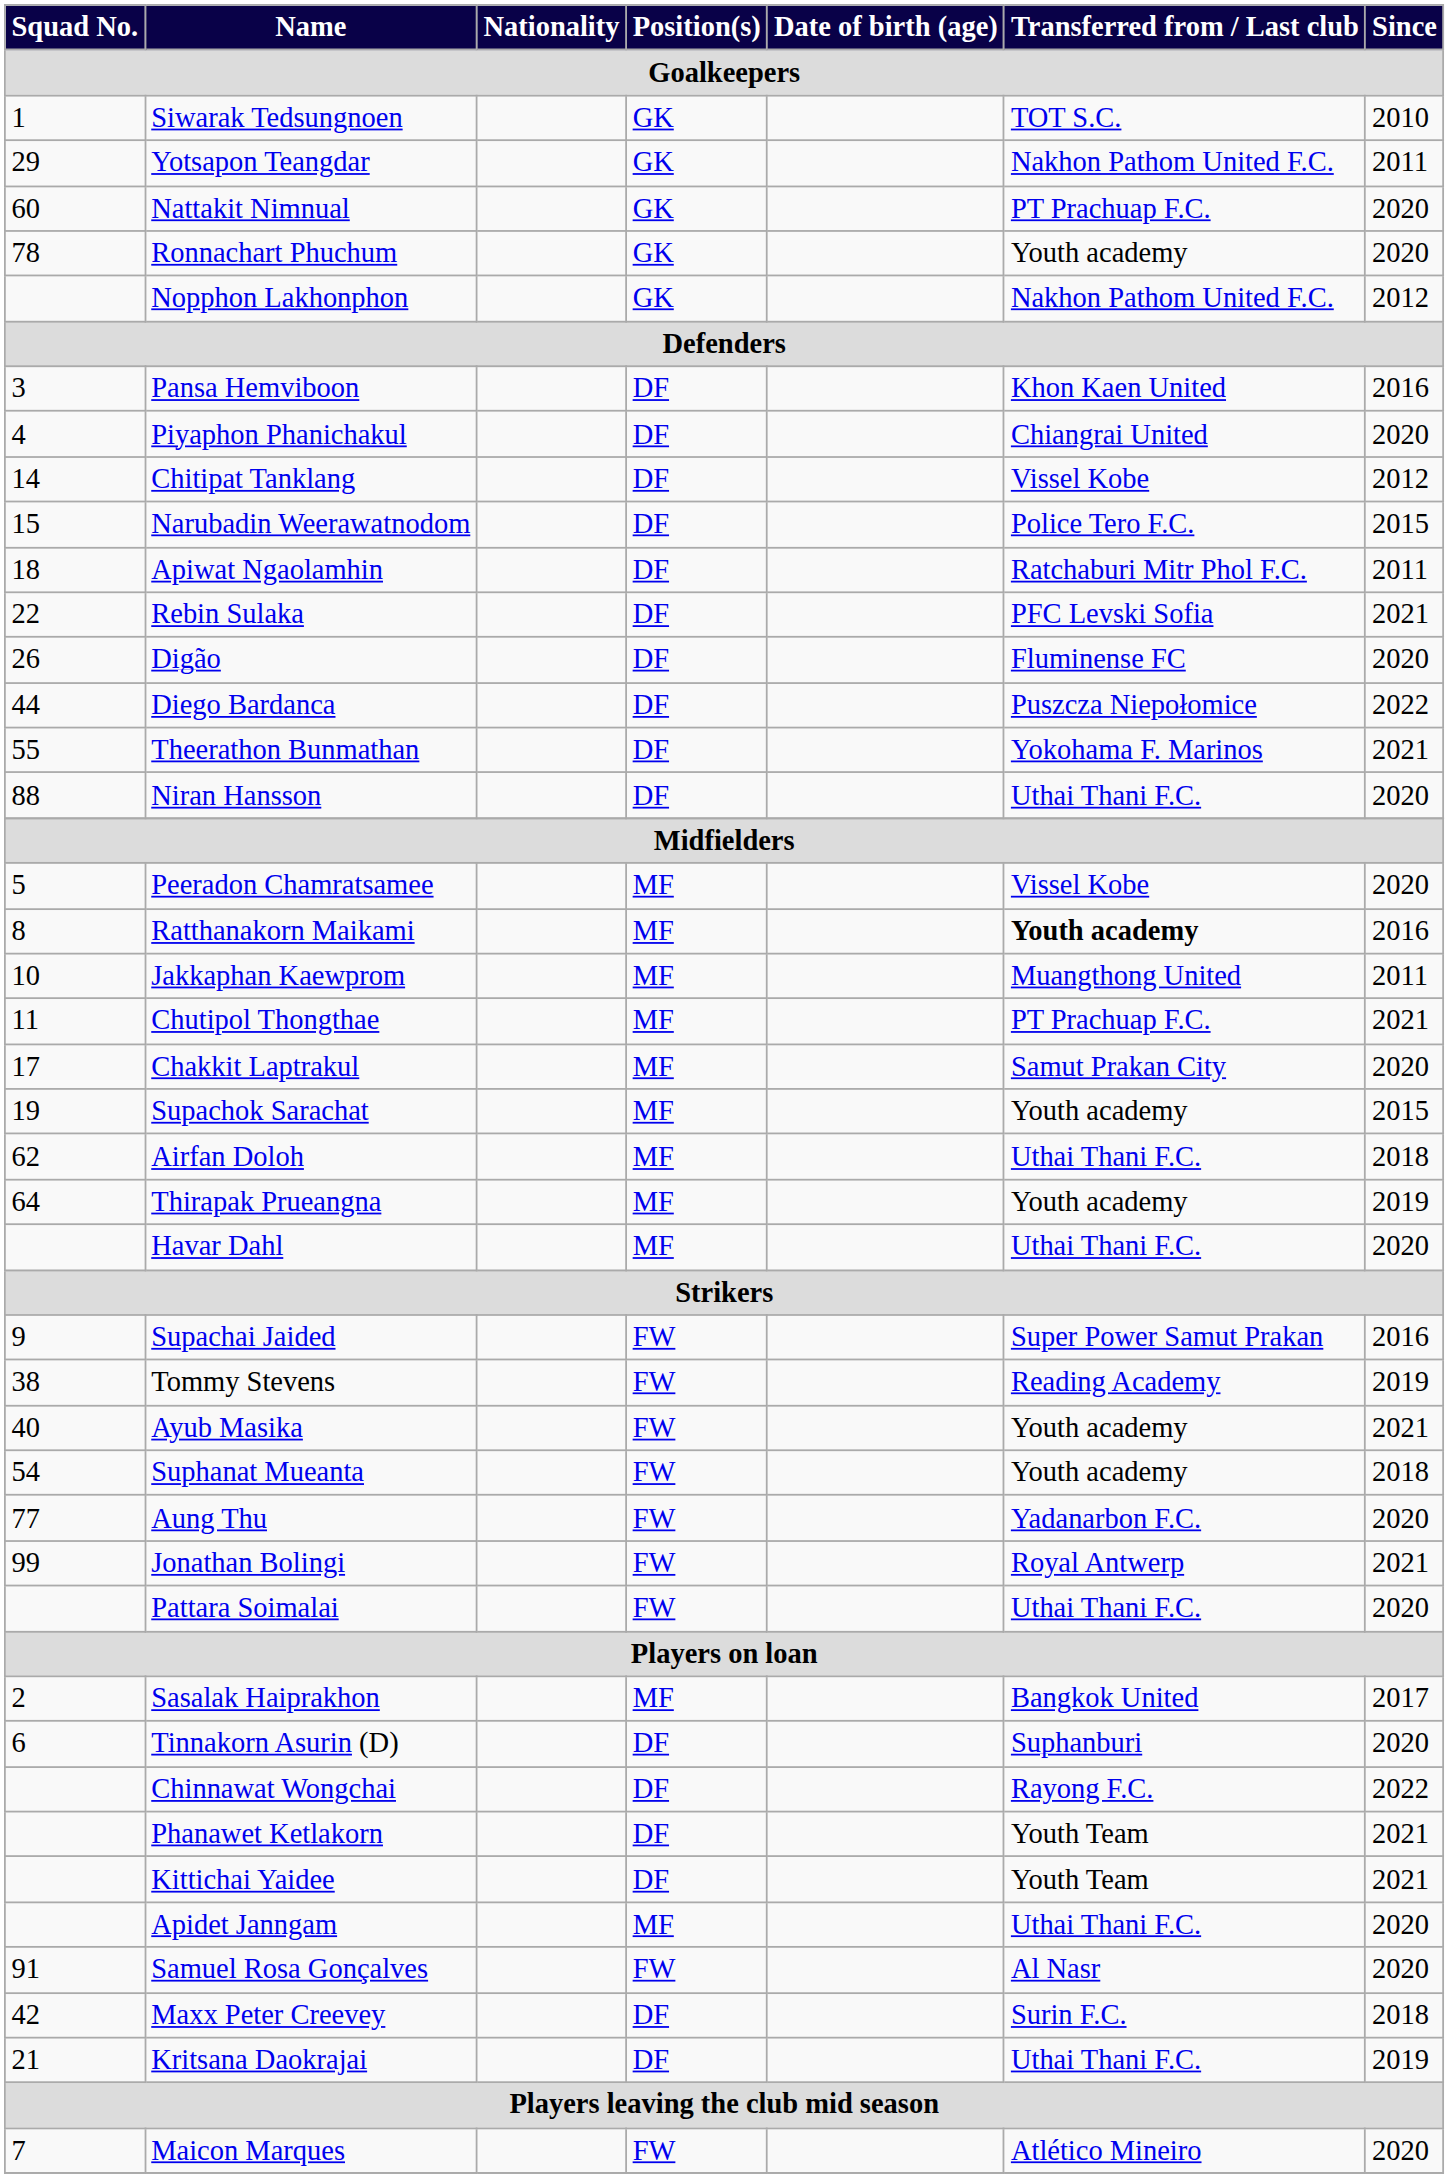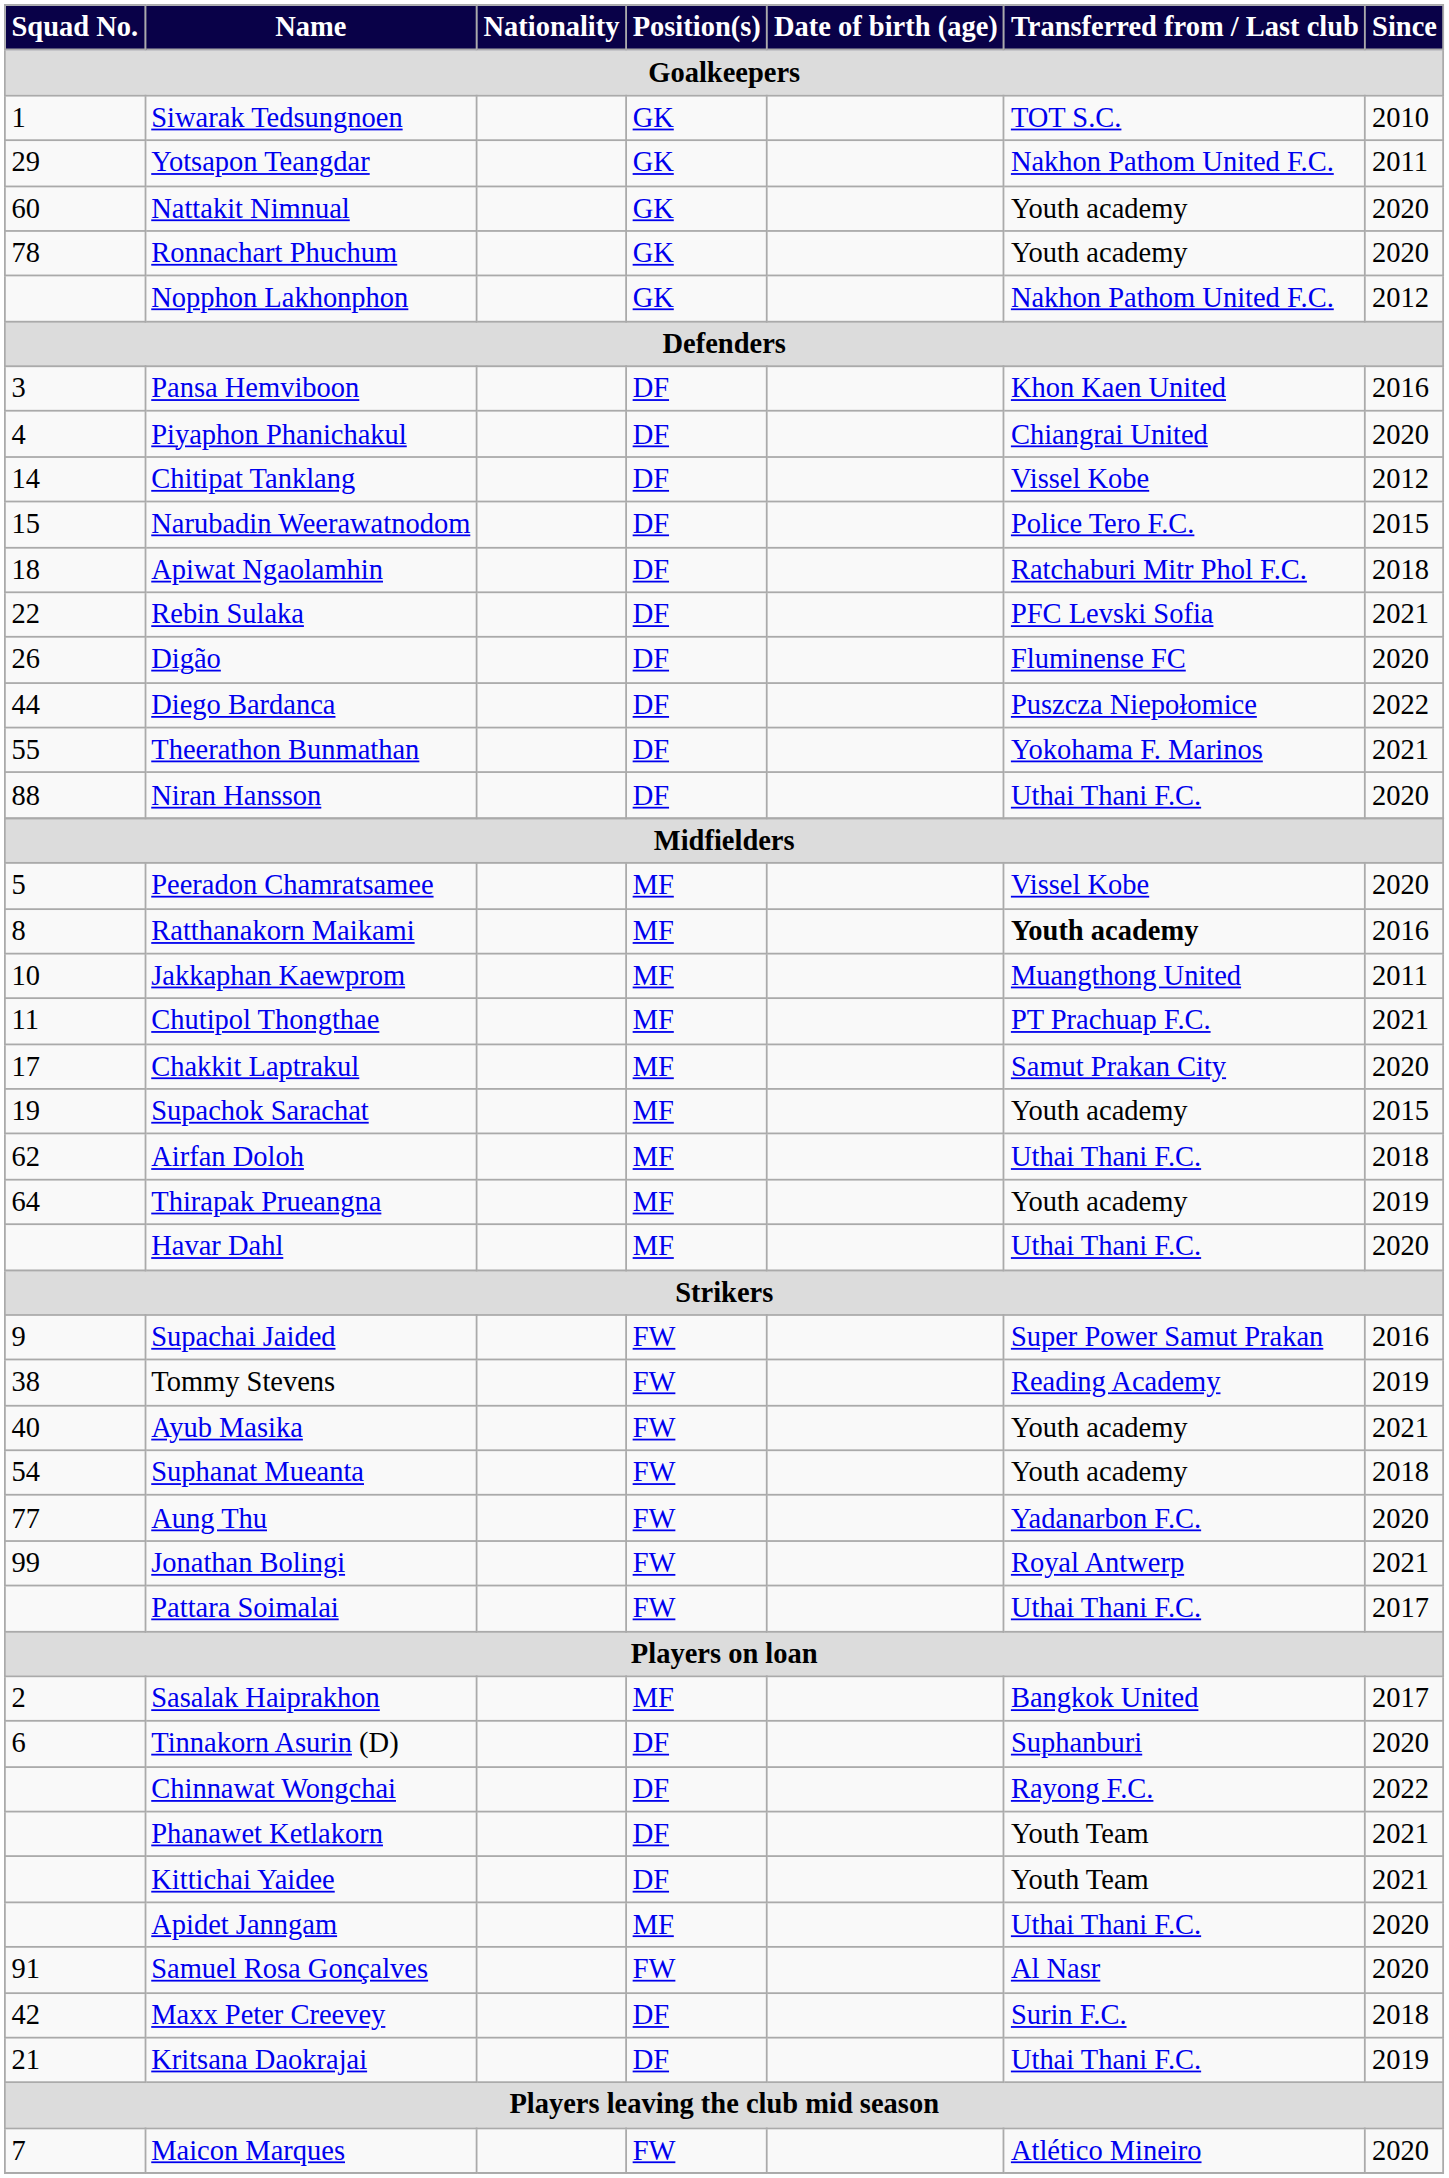(1111, 207) PT Prachuap F.C. -> (1099, 207) Youth academy
(1400, 569) 2011 -> (1401, 569) 2018
(1401, 1607) 2020 -> (1401, 1607) 2017
